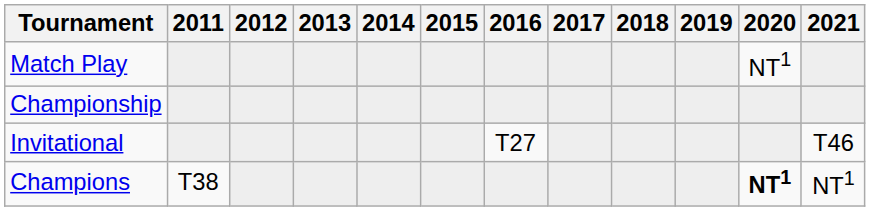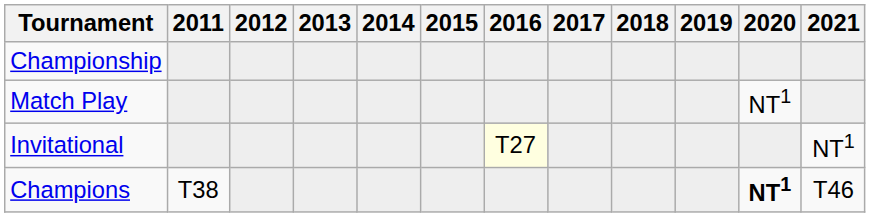rows swapped: (86, 104) <-> (69, 64)
(515, 142) no background -> (515, 145) lightyellow background
(833, 142) T46 -> (833, 145) NT1
(833, 183) NT1 -> (833, 189) T46
